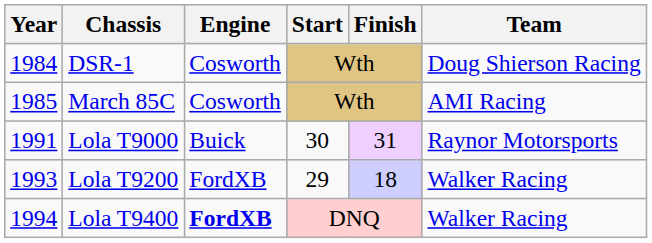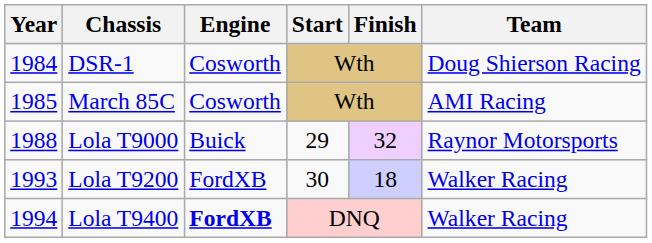(34, 140) 1991 -> (34, 140) 1988
(317, 140) 30 -> (317, 140) 29
(385, 140) 31 -> (385, 140) 32
(317, 179) 29 -> (317, 179) 30
